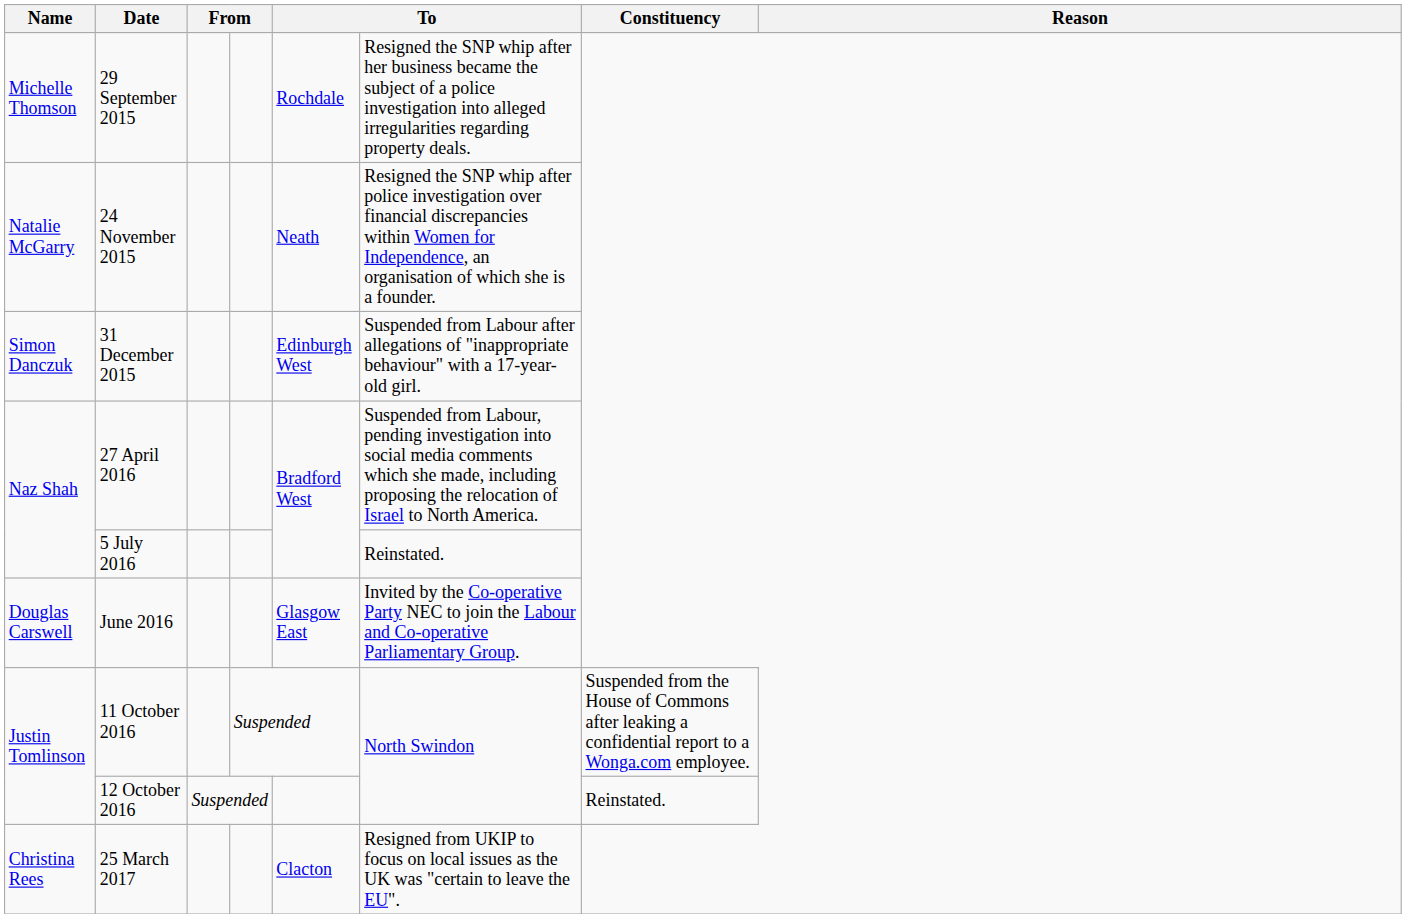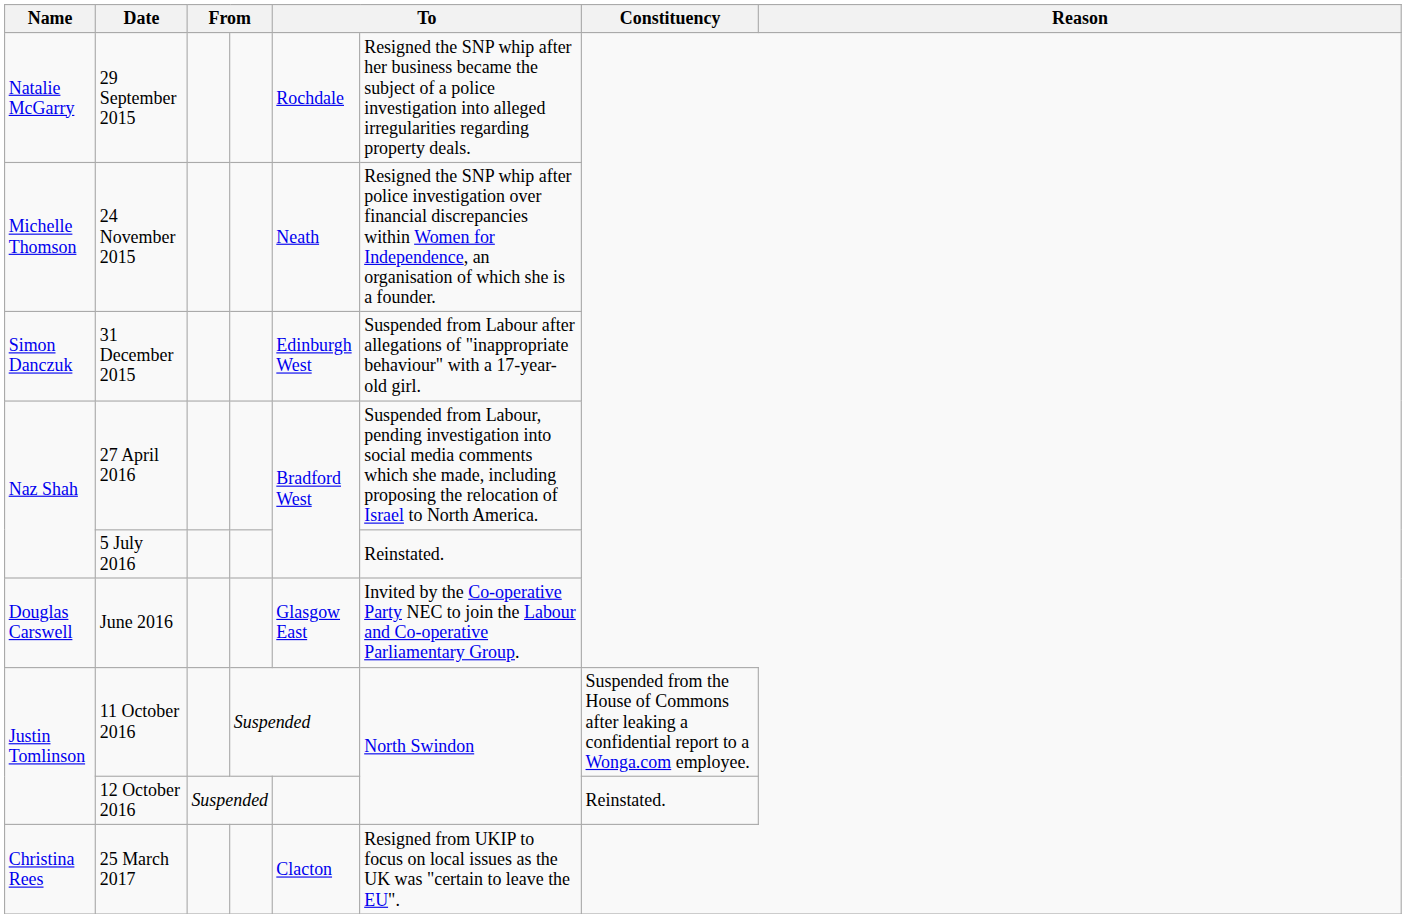(43, 97) Michelle Thomson -> (42, 97) Natalie McGarry
(42, 236) Natalie McGarry -> (43, 236) Michelle Thomson
